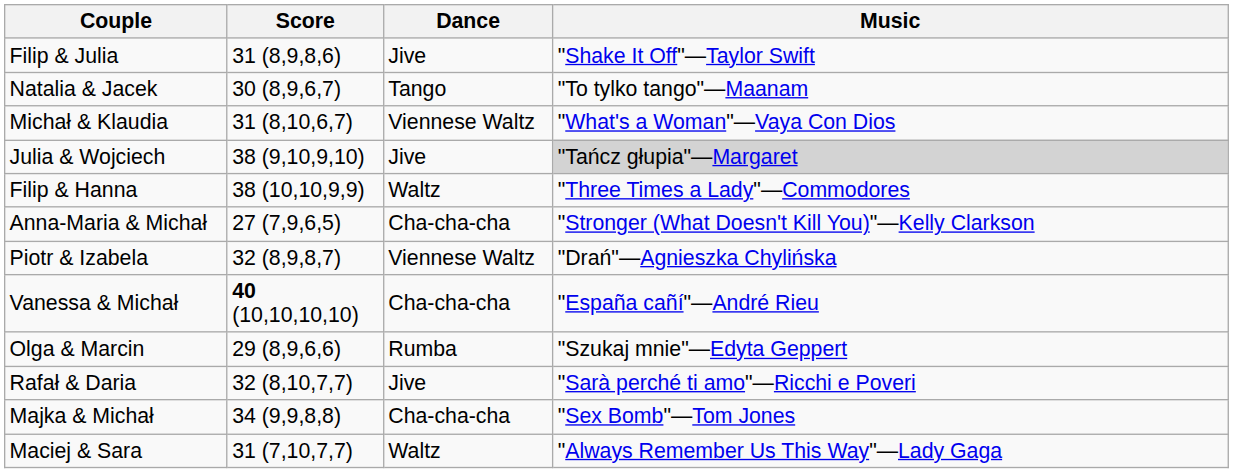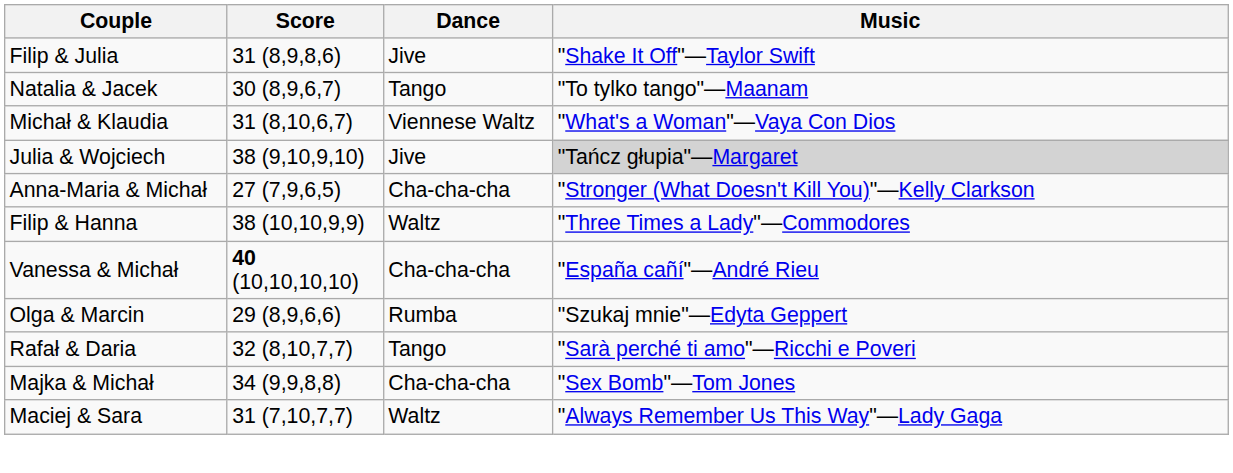rows swapped: (73, 190) <-> (108, 223)
- row: (79, 257)
(407, 382) Jive -> (417, 349) Tango
